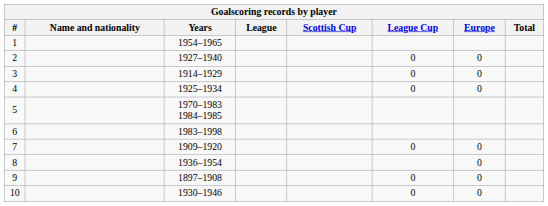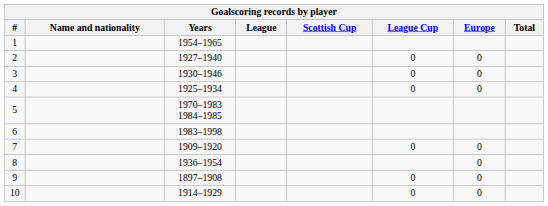(200, 74) 1914–1929 -> (200, 74) 1930–1946
(200, 193) 1930–1946 -> (200, 193) 1914–1929
